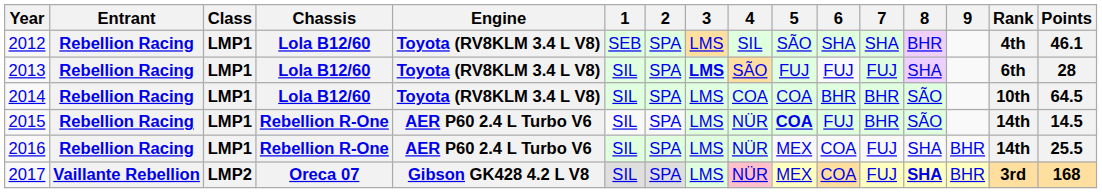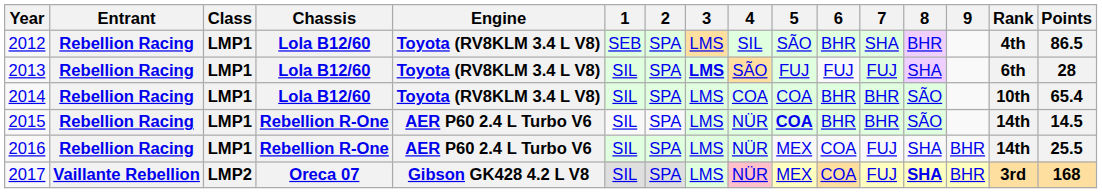(838, 43) SHA -> (838, 43) BHR
(1067, 43) 46.1 -> (1067, 43) 86.5
(1067, 96) 64.5 -> (1067, 96) 65.4
(838, 122) FUJ -> (838, 122) BHR
